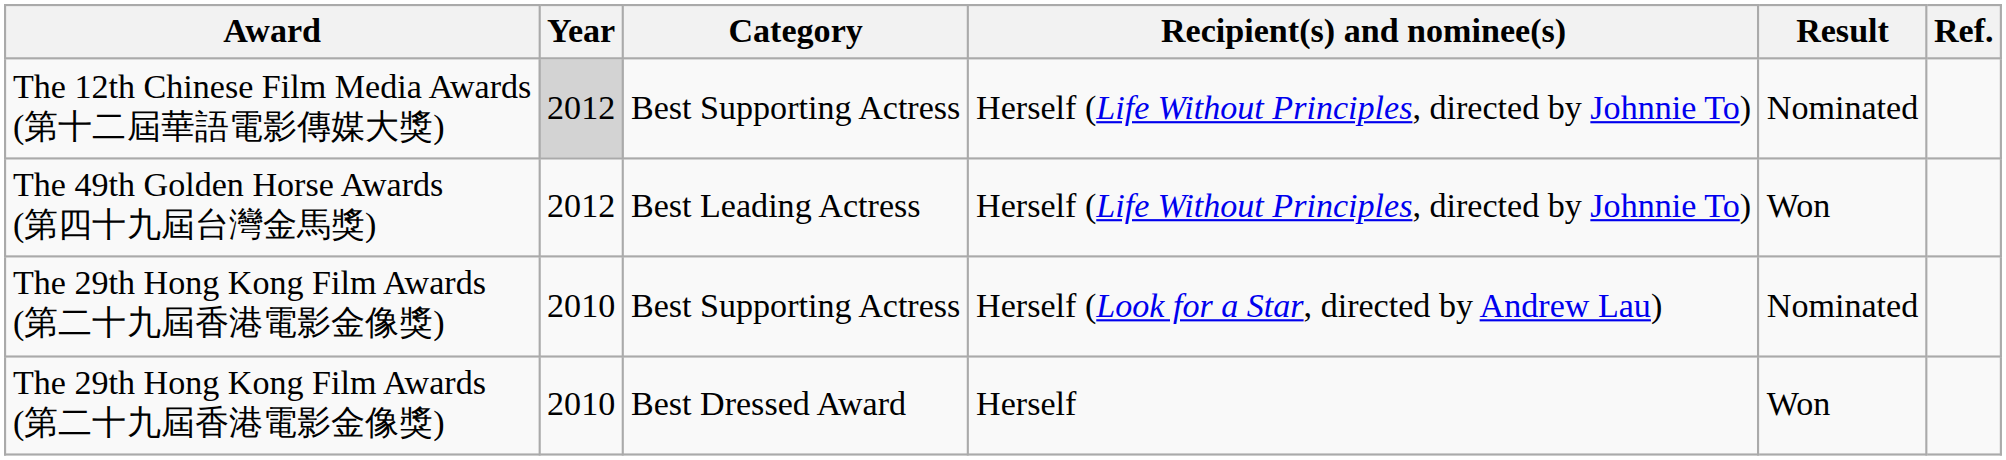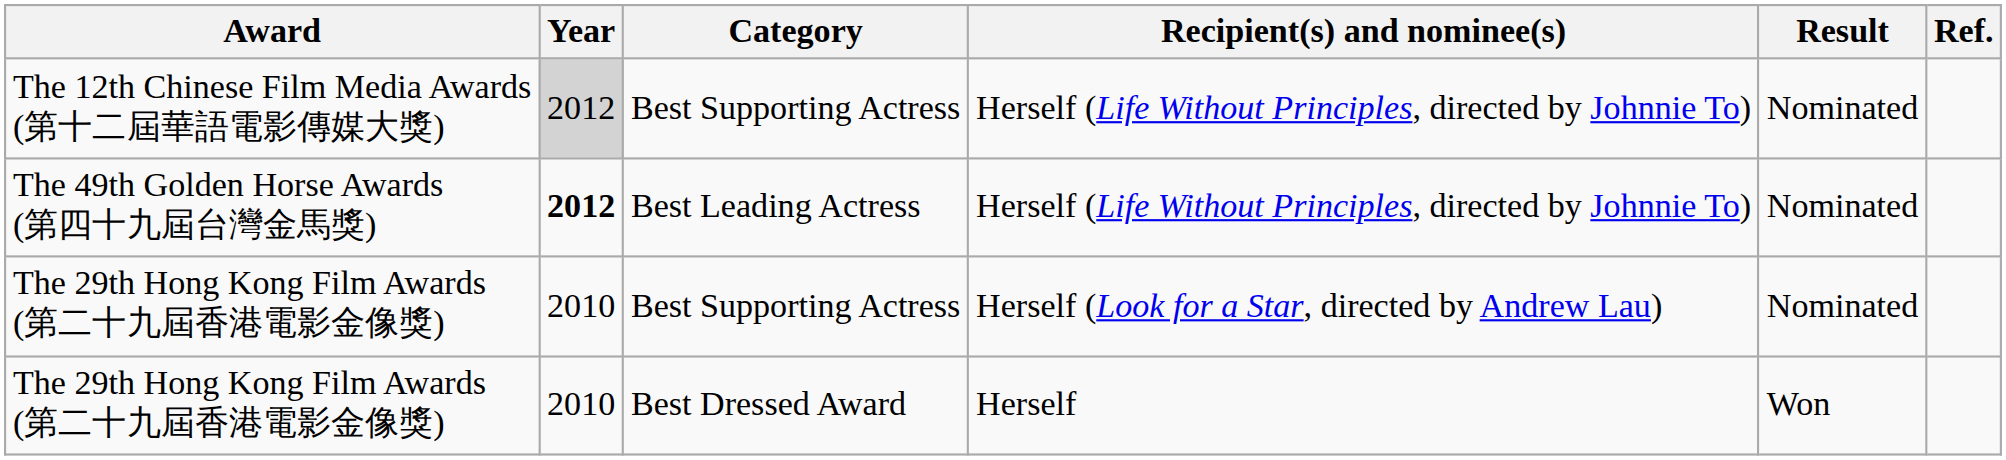(581, 206) normal -> (581, 206) bold
(1799, 206) Won -> (1843, 206) Nominated
